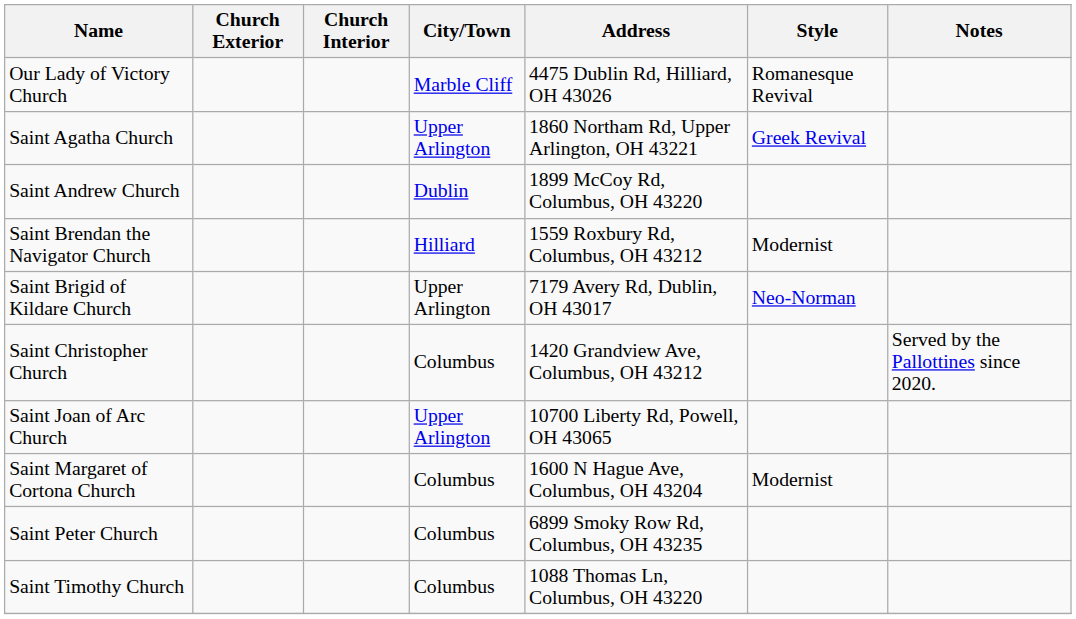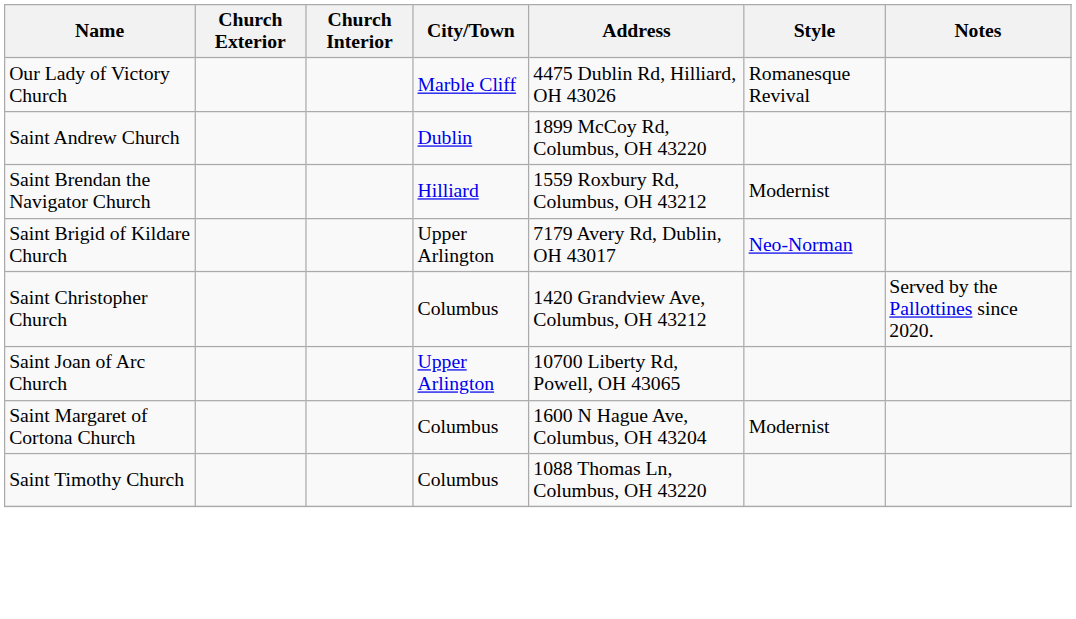- row: (91, 137)
- row: (83, 533)
